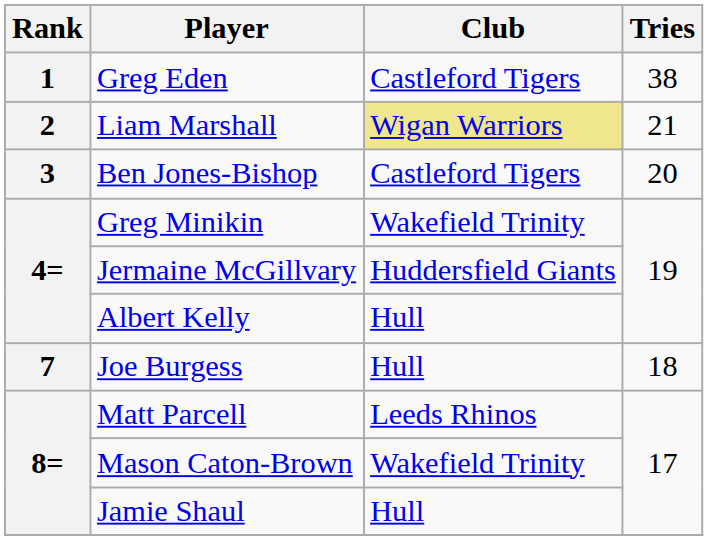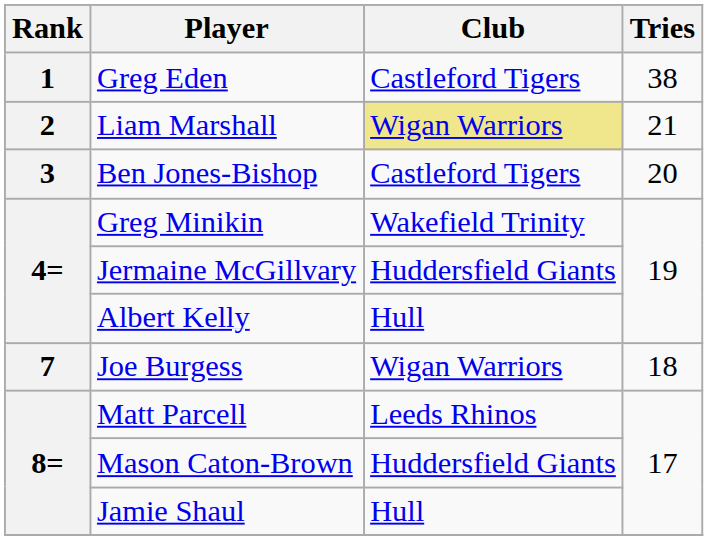(397, 366) Hull -> (466, 366) Wigan Warriors
(477, 462) Wakefield Trinity -> (493, 462) Huddersfield Giants
